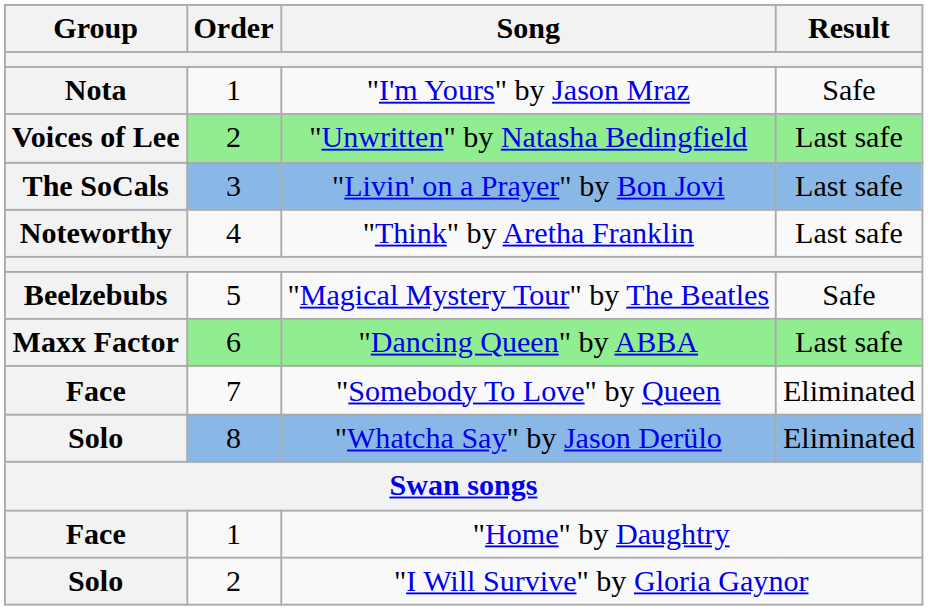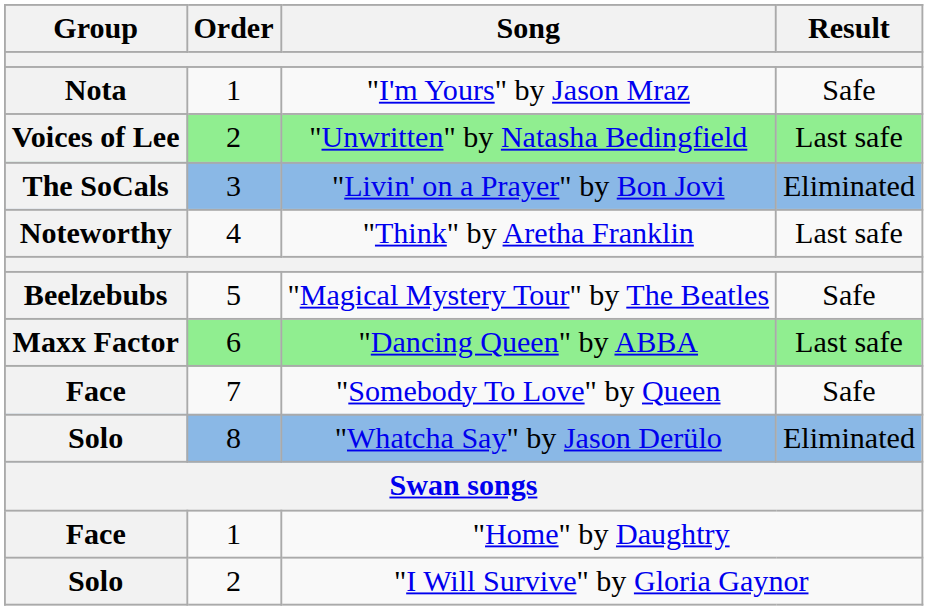(849, 185) Last safe -> (849, 185) Eliminated
(849, 390) Eliminated -> (849, 390) Safe
